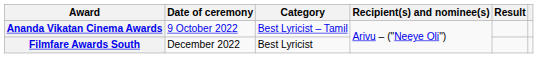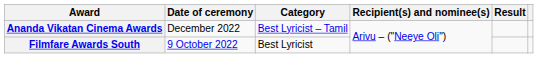(202, 28) 9 October 2022 -> (204, 28) December 2022
(204, 45) December 2022 -> (202, 45) 9 October 2022
